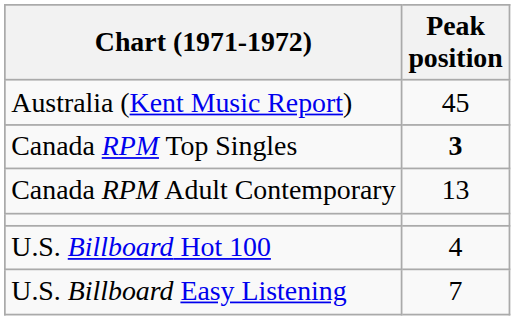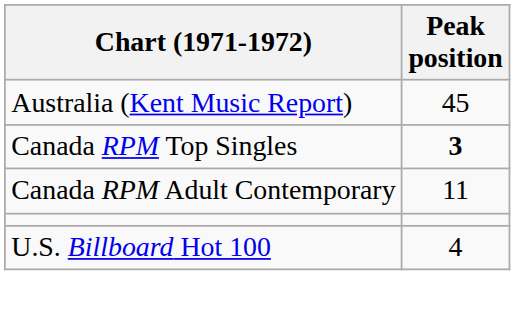(456, 190) 13 -> (456, 190) 11
- row: (179, 291)
